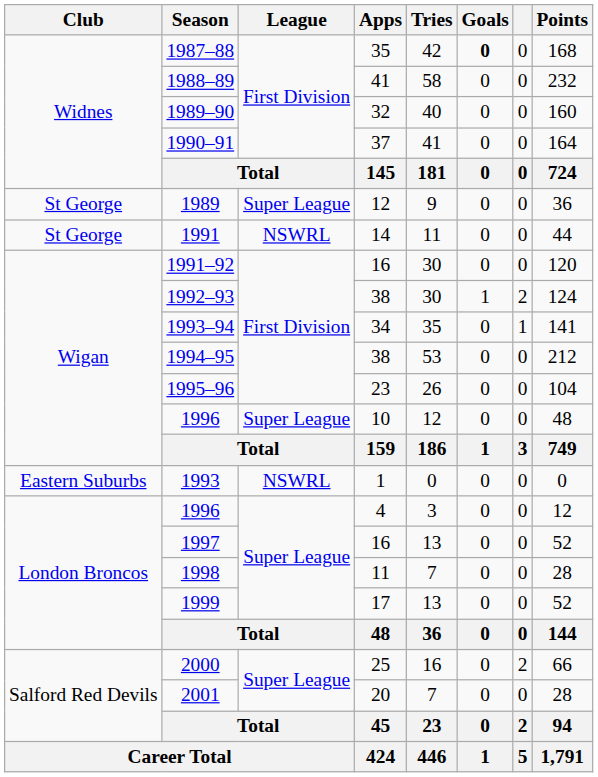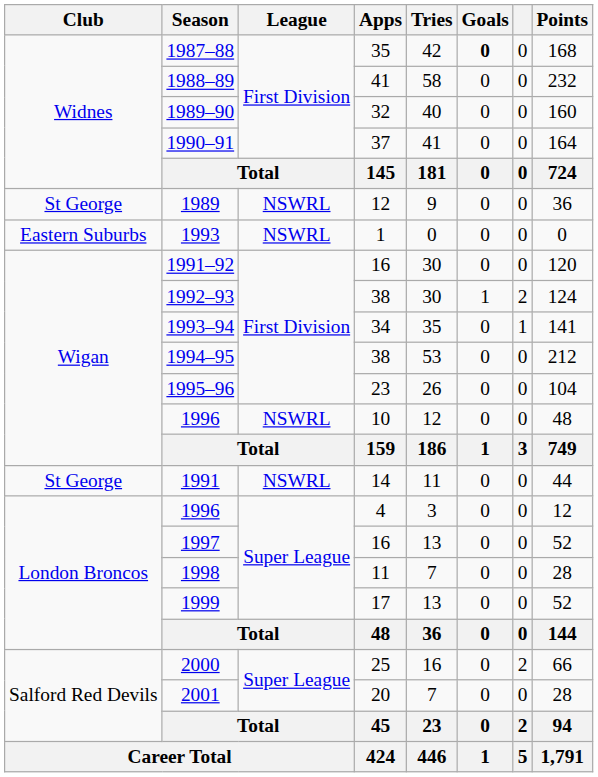(297, 204) Super League -> (297, 204) NSWRL
rows swapped: (200, 234) <-> (200, 480)
(297, 419) Super League -> (297, 419) NSWRL
